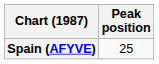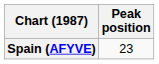(126, 48) 25 -> (126, 48) 23
